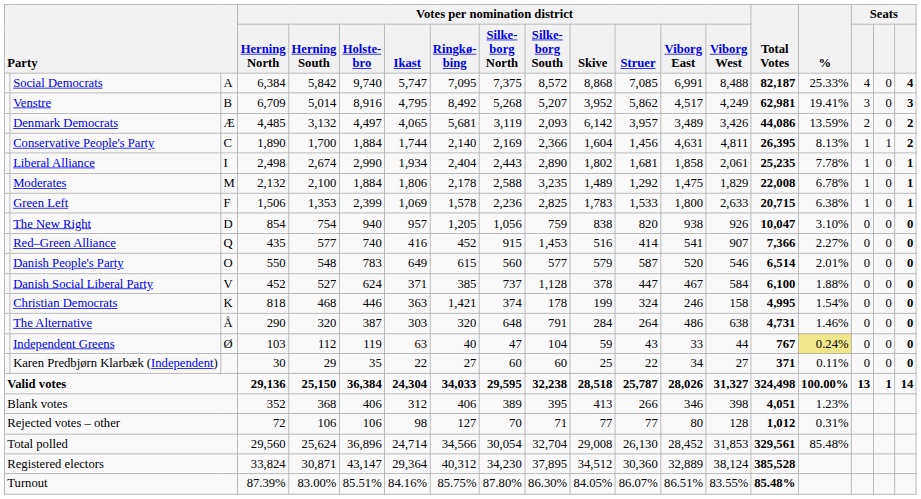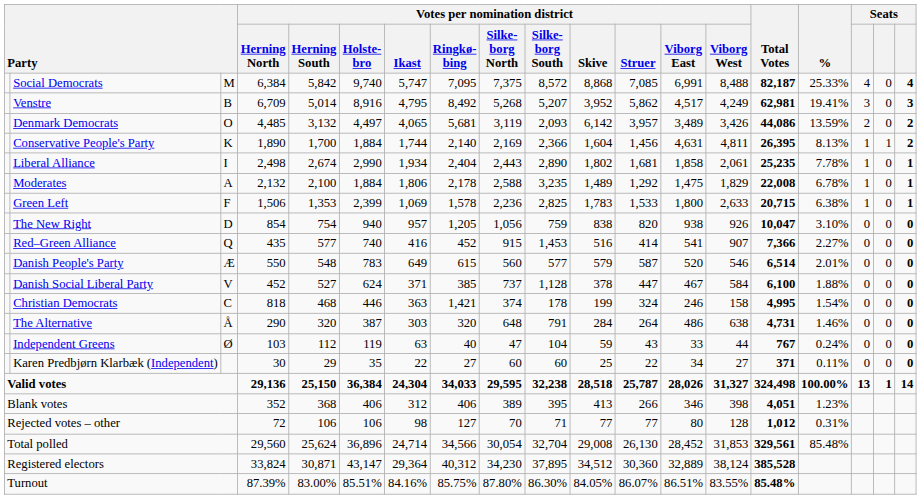(228, 83) A -> (229, 83) M
(229, 123) Æ -> (228, 123) O
(228, 143) C -> (228, 143) K
(229, 183) M -> (228, 183) A
(228, 263) O -> (229, 263) Æ
(228, 303) K -> (228, 303) C
(832, 343) khaki background -> (832, 343) no background
